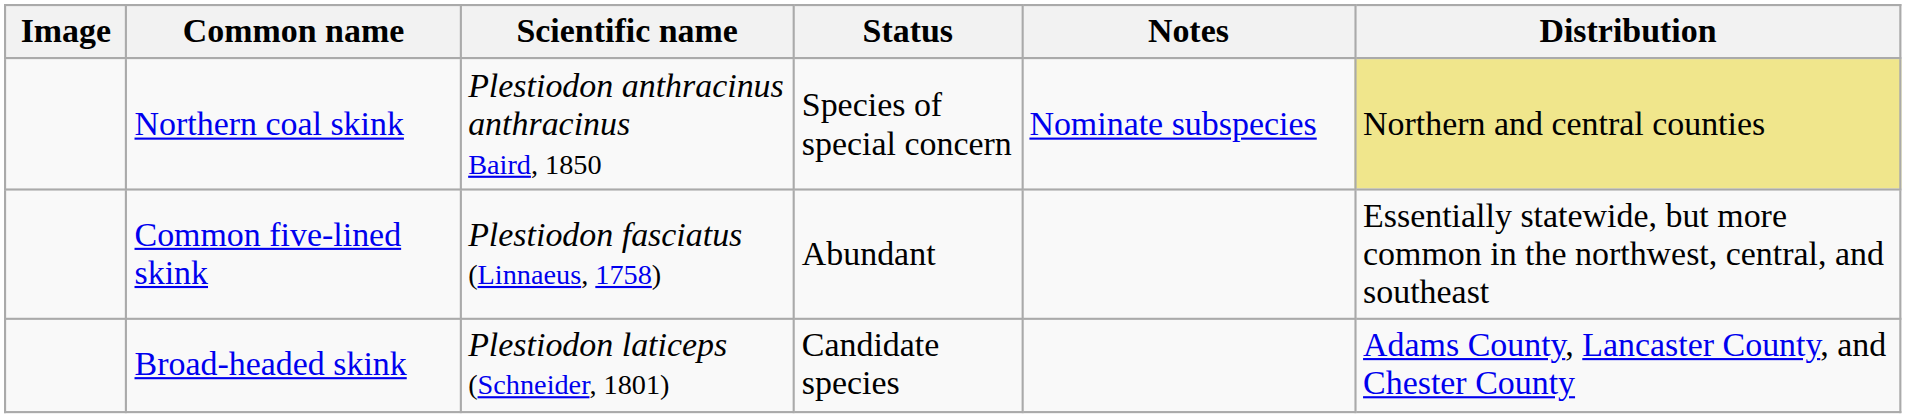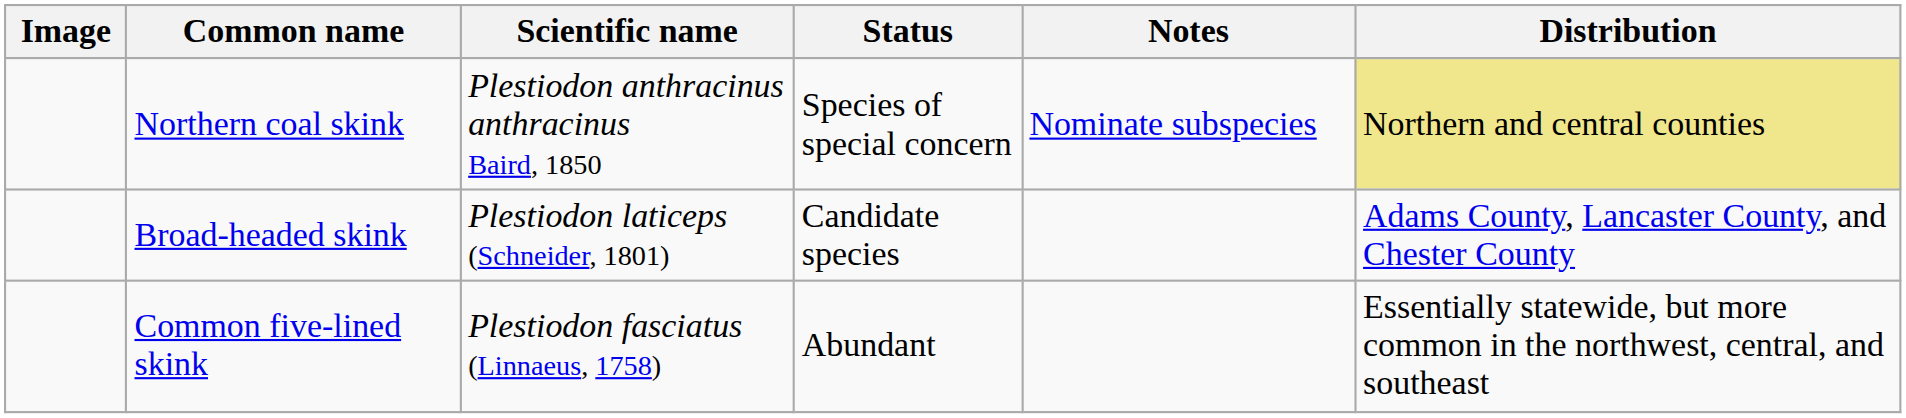rows swapped: (268, 253) <-> (271, 364)
